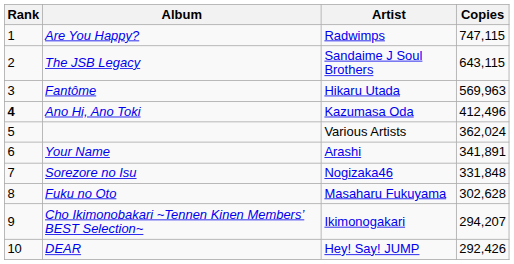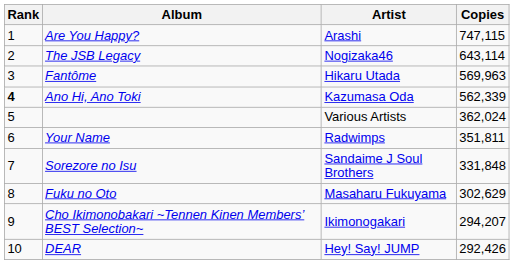(355, 35) Radwimps -> (343, 35) Arashi
(373, 63) Sandaime J Soul Brothers -> (359, 55) Nogizaka46
(482, 63) 643,115 -> (482, 55) 643,114
(483, 111) 412,496 -> (483, 96) 562,339
(343, 152) Arashi -> (355, 138) Radwimps
(483, 152) 341,891 -> (482, 138) 351,811
(359, 173) Nogizaka46 -> (373, 165) Sandaime J Soul Brothers
(483, 193) 302,628 -> (483, 193) 302,629
